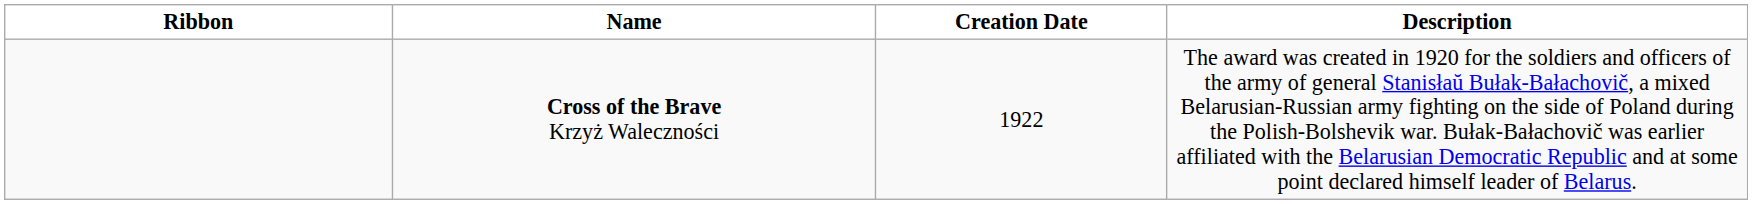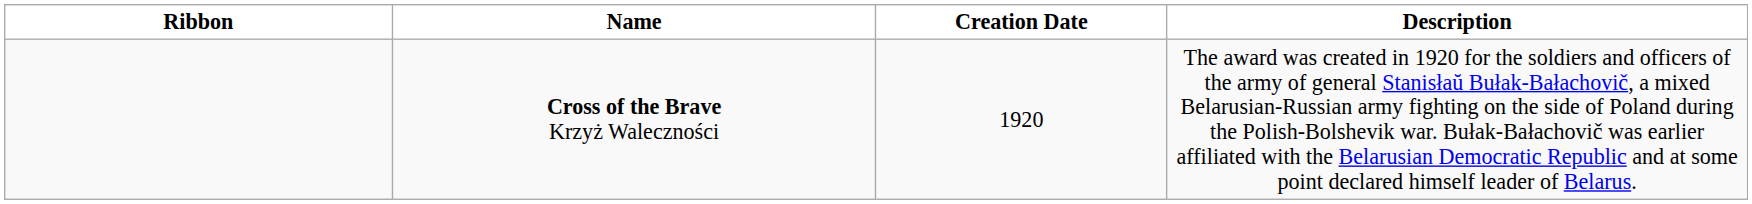(1021, 119) 1922 -> (1021, 119) 1920
